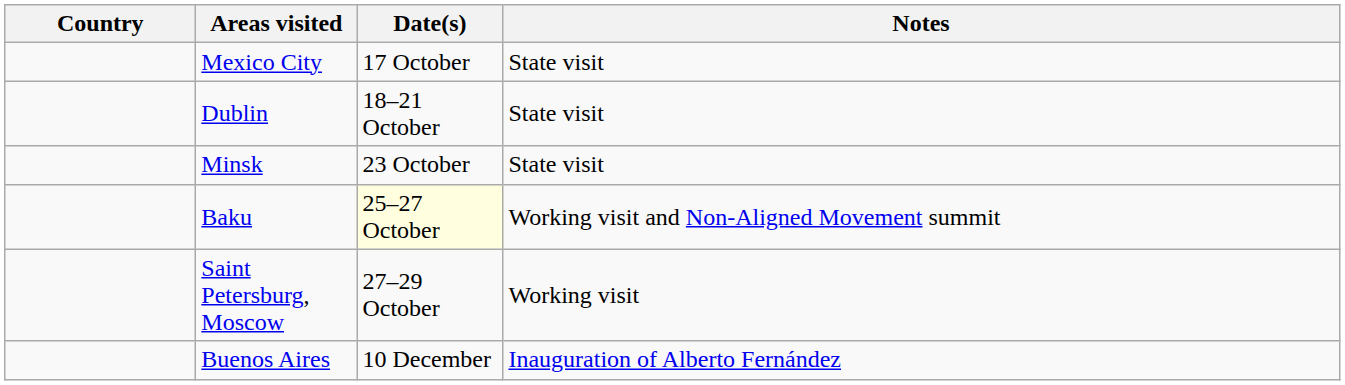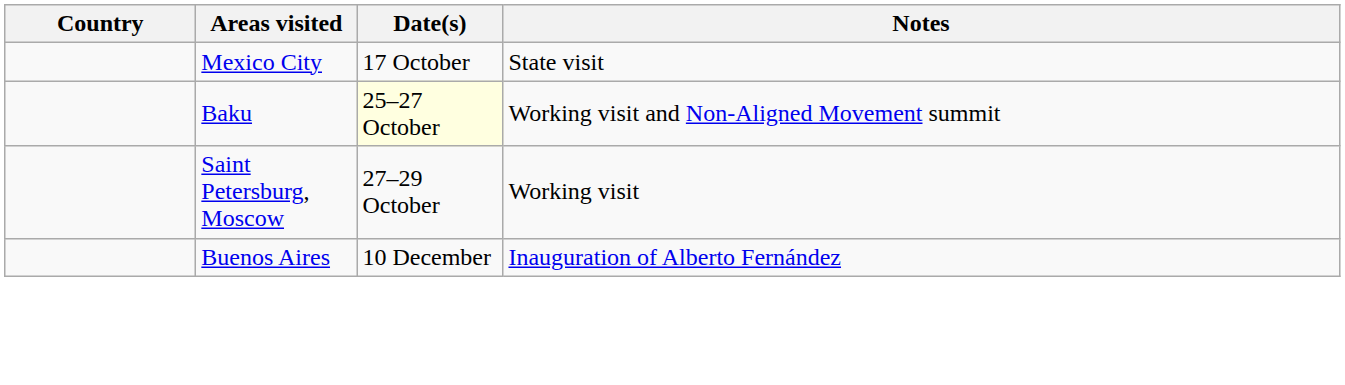- row: (235, 113)
- row: (232, 164)
